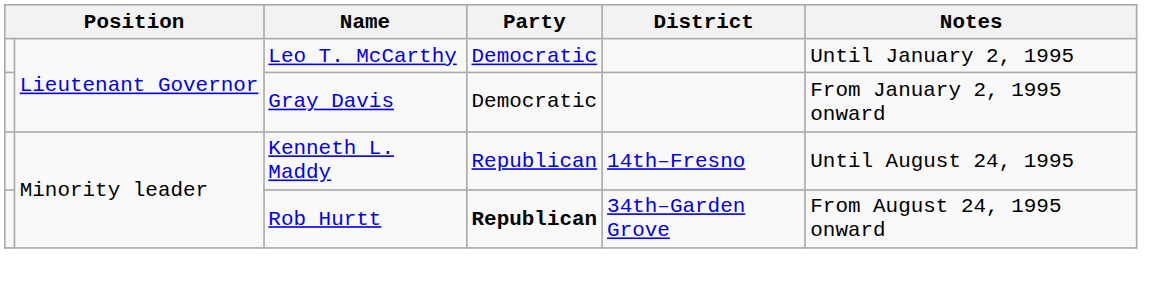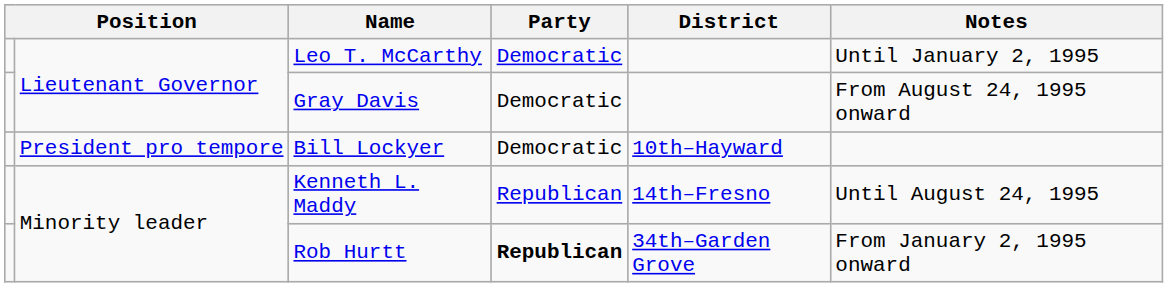(936, 102) From January 2, 1995 onward -> (961, 102) From August 24, 1995 onward
+ row: (369, 148)
(936, 219) From August 24, 1995 onward -> (961, 253) From January 2, 1995 onward
